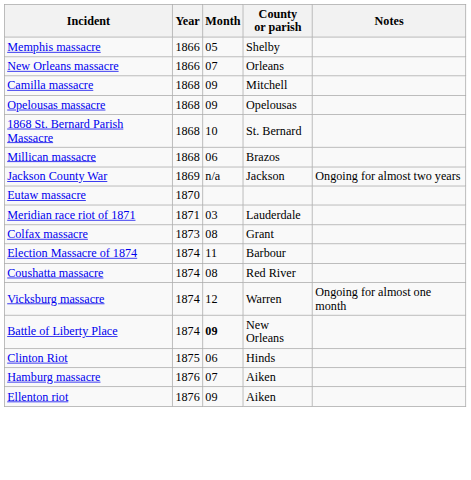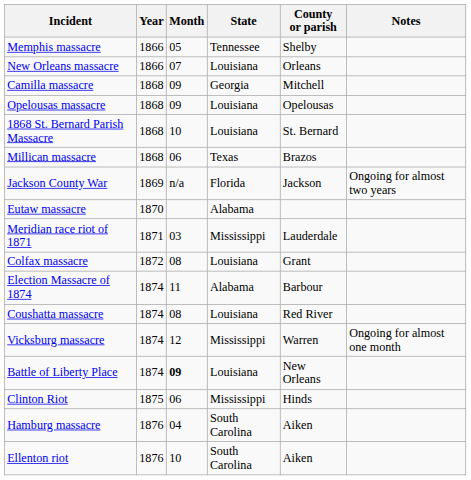+ column: (244, 20)
(188, 234) 1873 -> (151, 261) 1872
(211, 377) 07 -> (175, 425) 04
(211, 396) 09 -> (175, 458) 10
